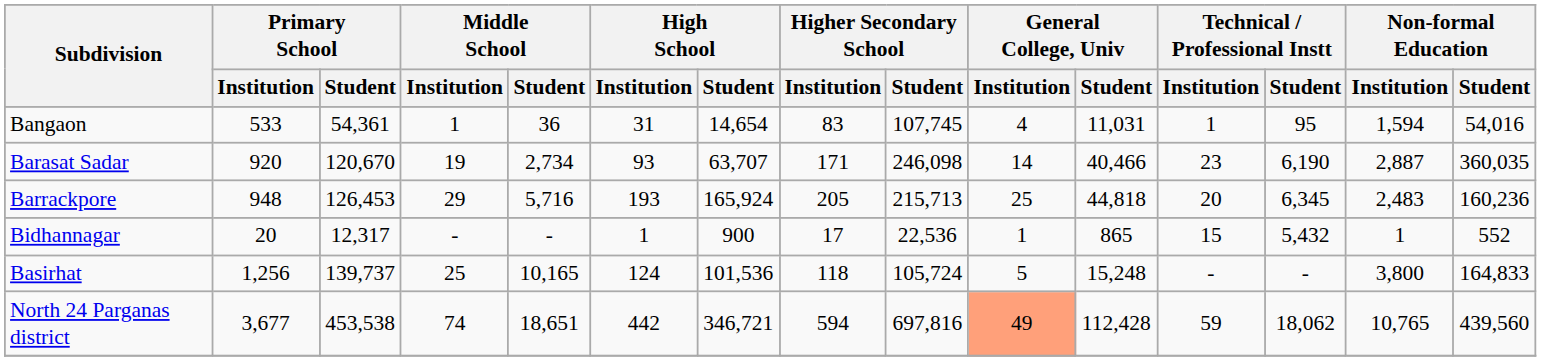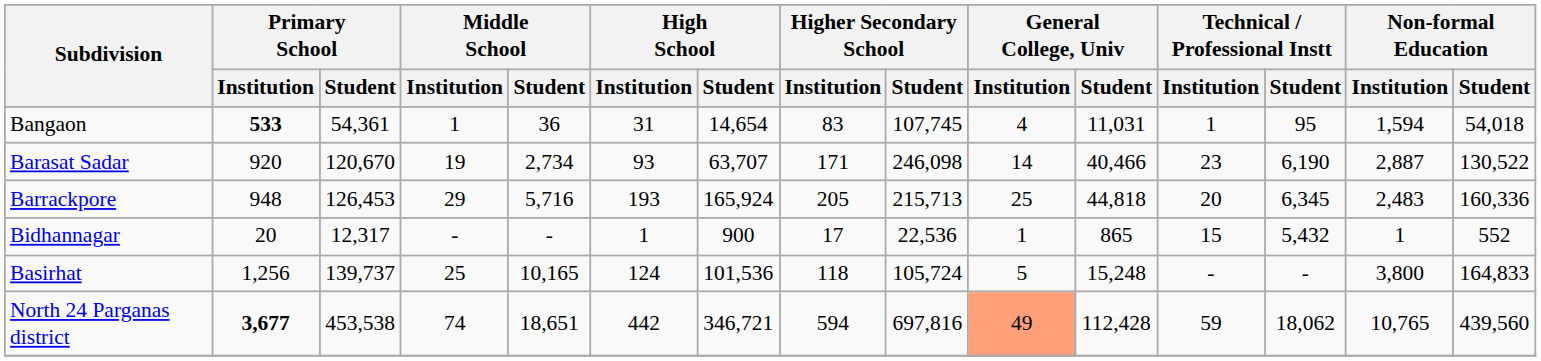(266, 124) normal -> (266, 124) bold
(1494, 124) 54,016 -> (1494, 124) 54,018
(1494, 161) 360,035 -> (1494, 161) 130,522
(1494, 198) 160,236 -> (1494, 198) 160,336
(266, 323) normal -> (266, 323) bold
